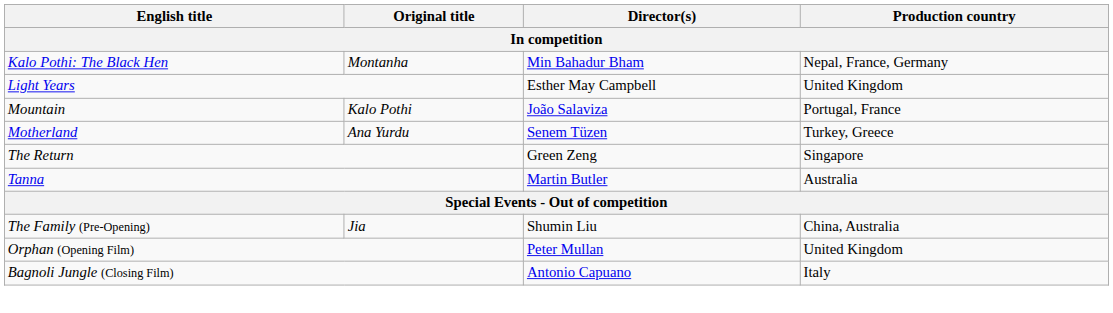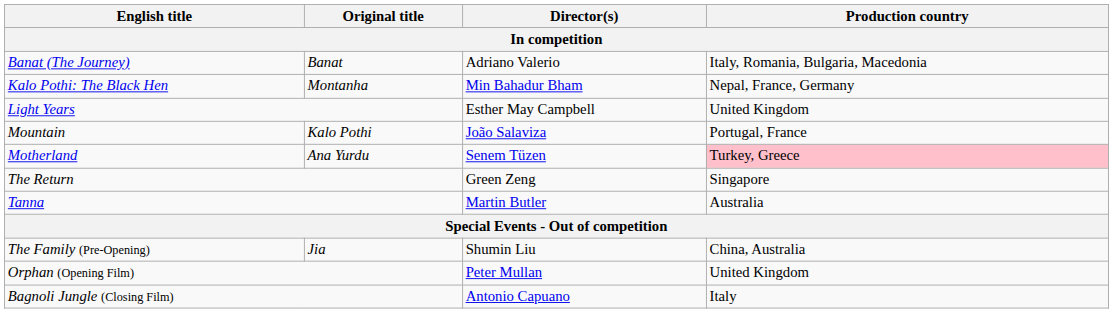+ row: (69, 62)
(849, 132) no background -> (755, 156) pink background
